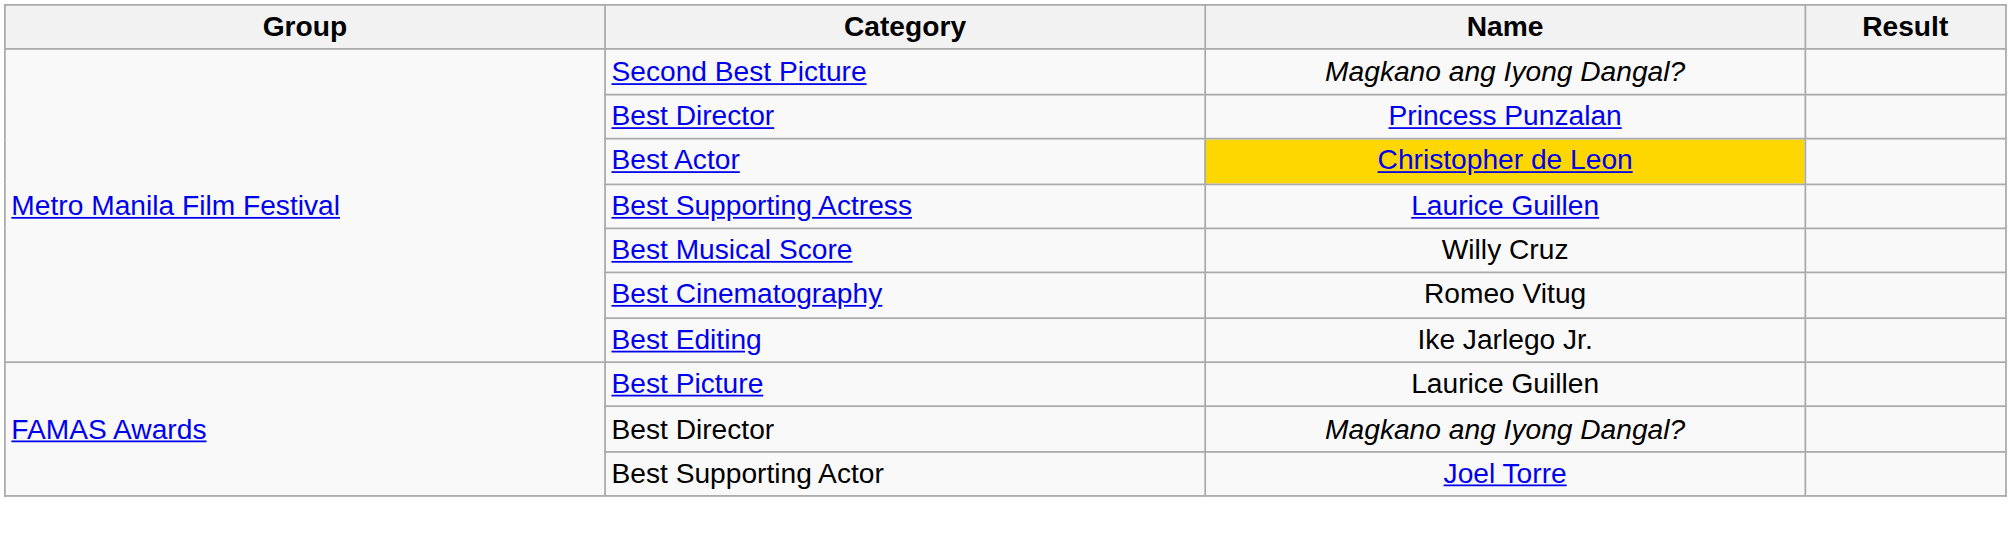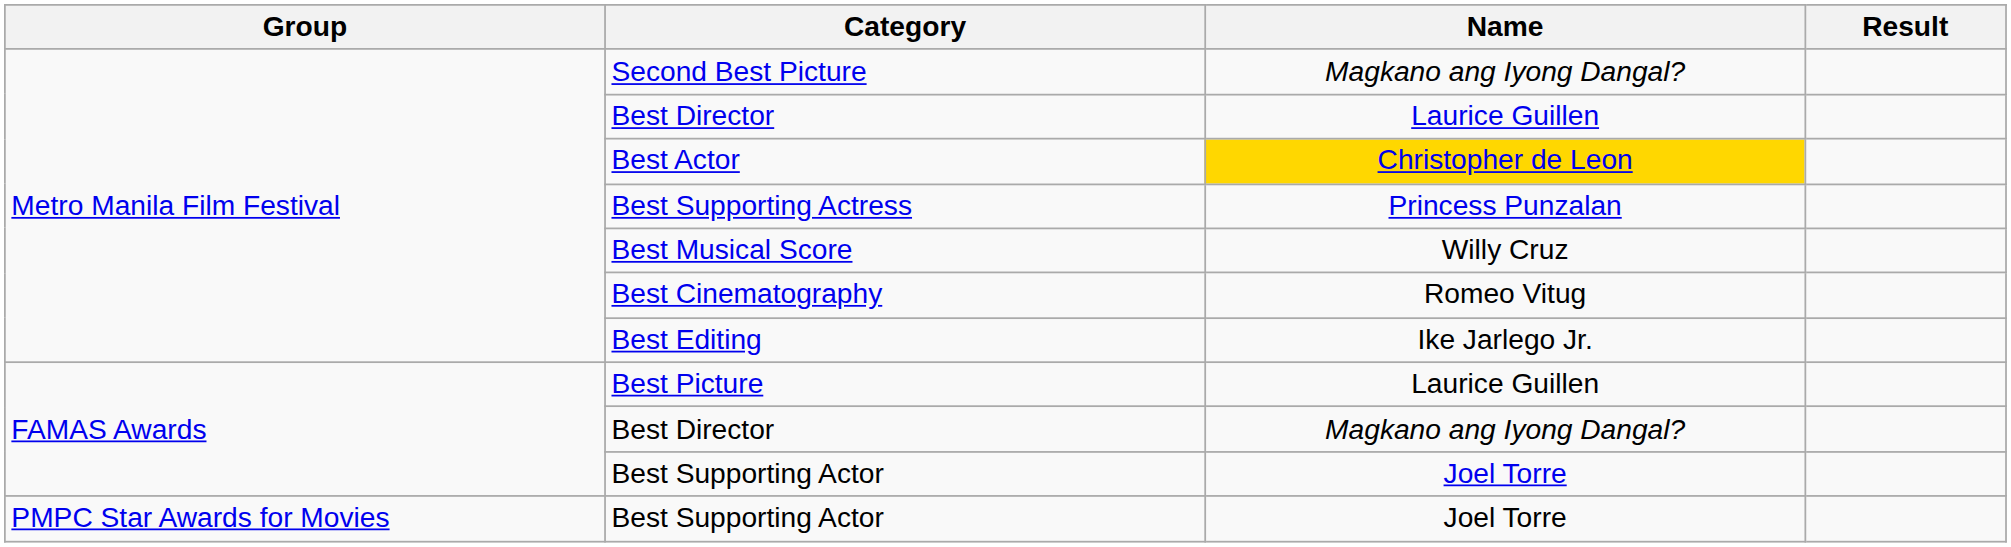(1505, 116) Princess Punzalan -> (1505, 116) Laurice Guillen
(1505, 205) Laurice Guillen -> (1505, 205) Princess Punzalan
+ row: (200, 518)
